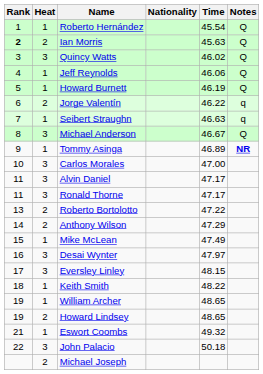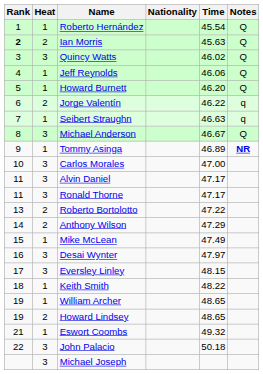(213, 88) 46.19 -> (213, 88) 46.20
(45, 362) 2 -> (45, 362) 3
